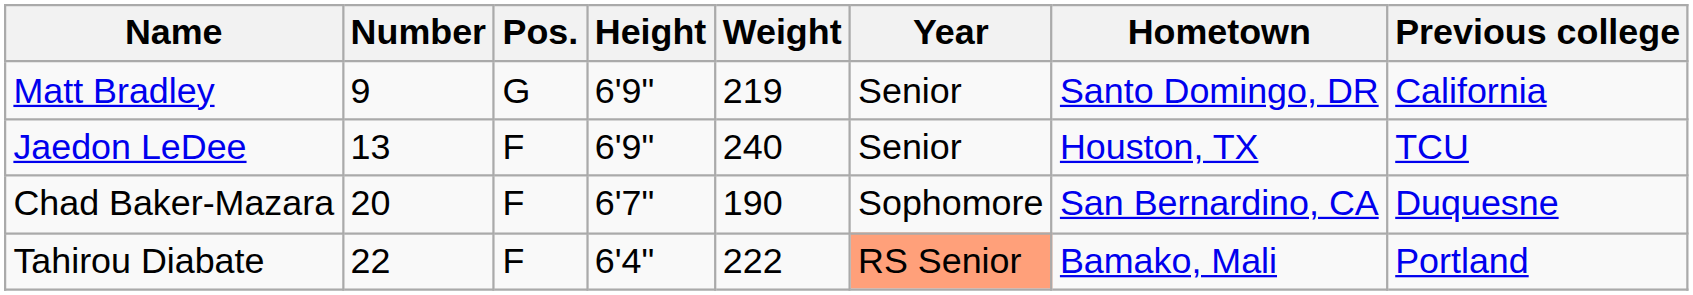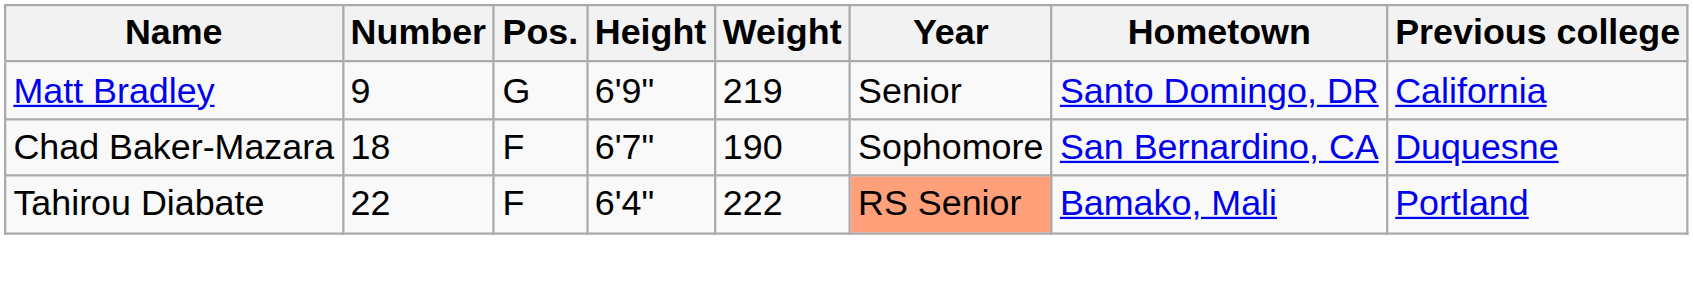- row: (130, 146)
(371, 203) 20 -> (371, 146) 18
